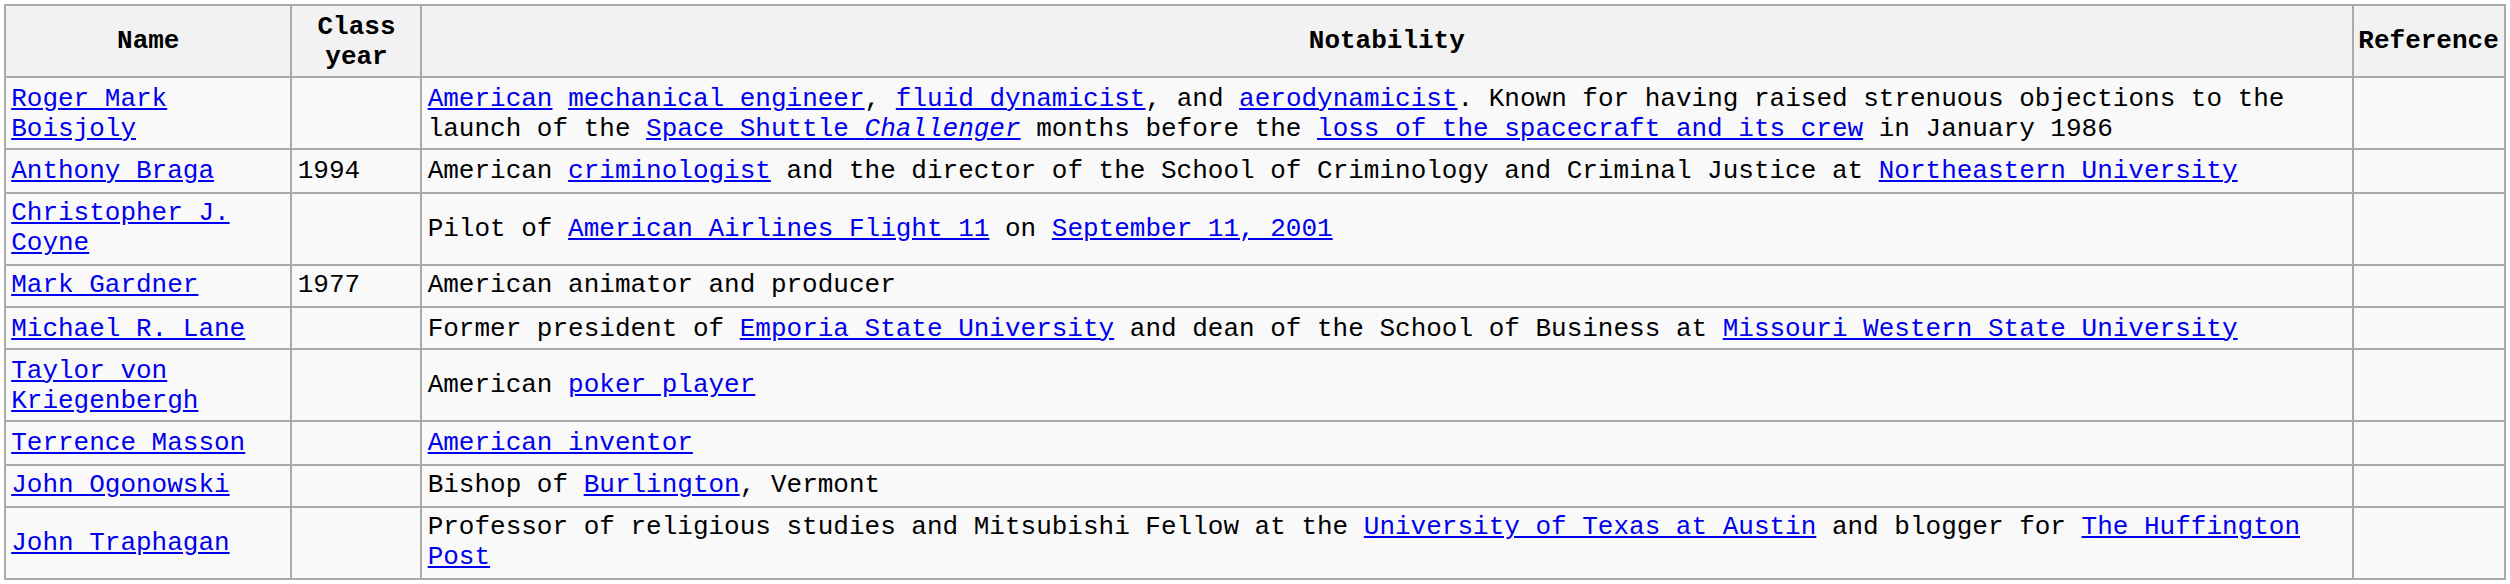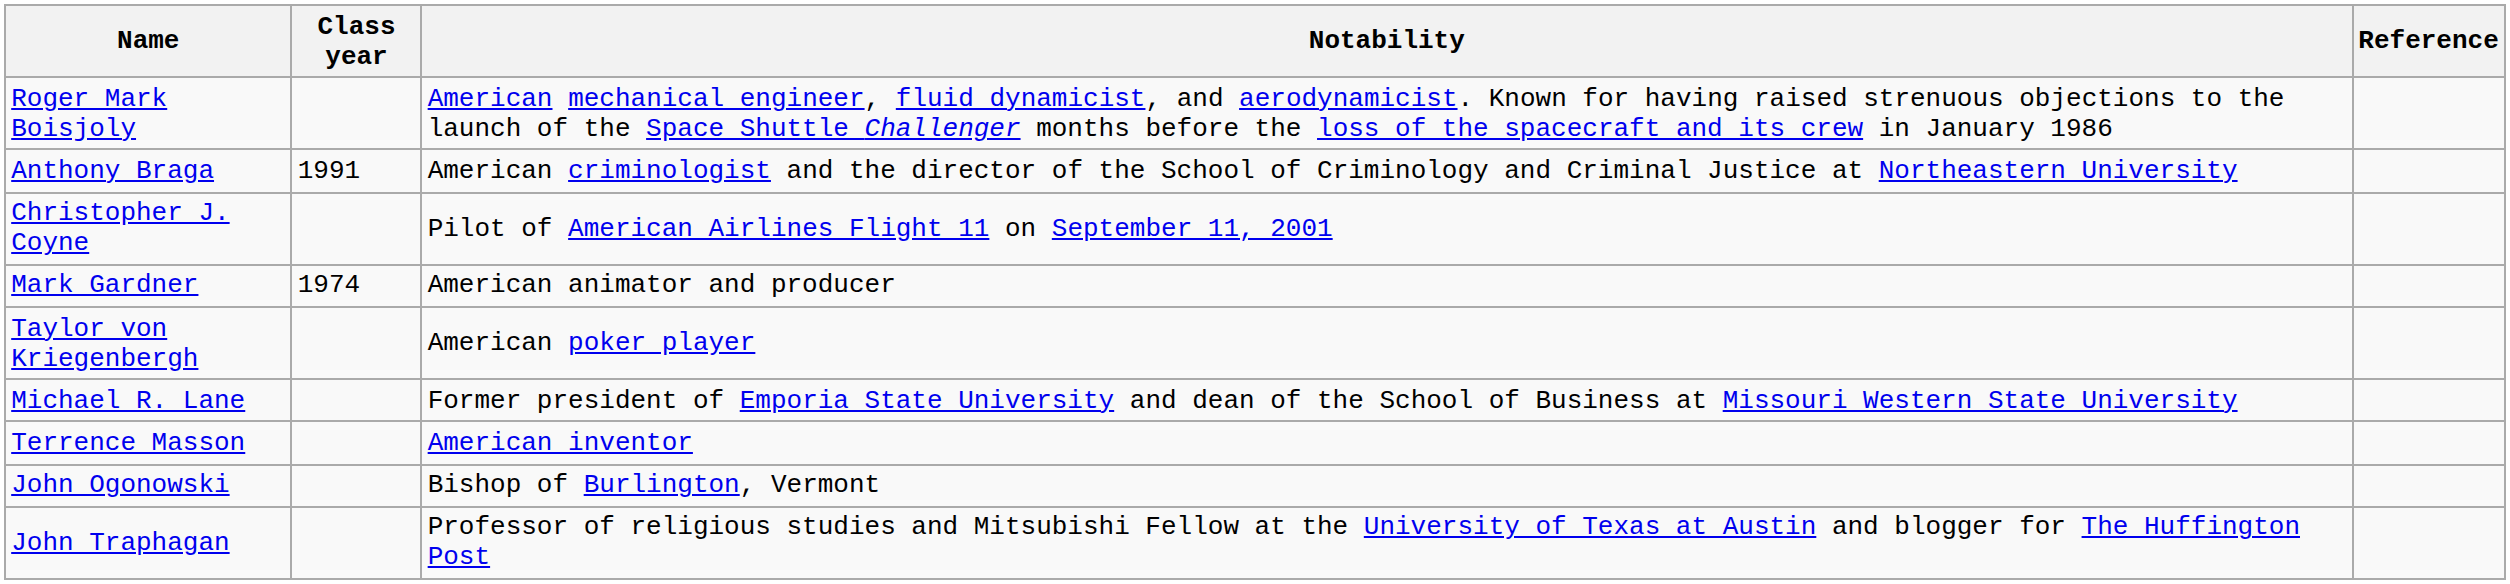(329, 171) 1994 -> (329, 171) 1991
(329, 286) 1977 -> (329, 286) 1974
rows swapped: (105, 385) <-> (128, 328)
